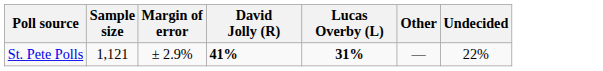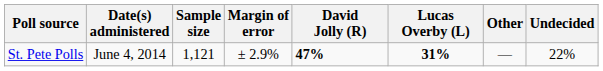+ column: (130, 23)
(224, 54) 41% -> (310, 54) 47%
